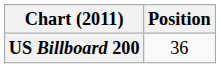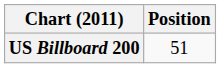(179, 47) 36 -> (179, 47) 51
